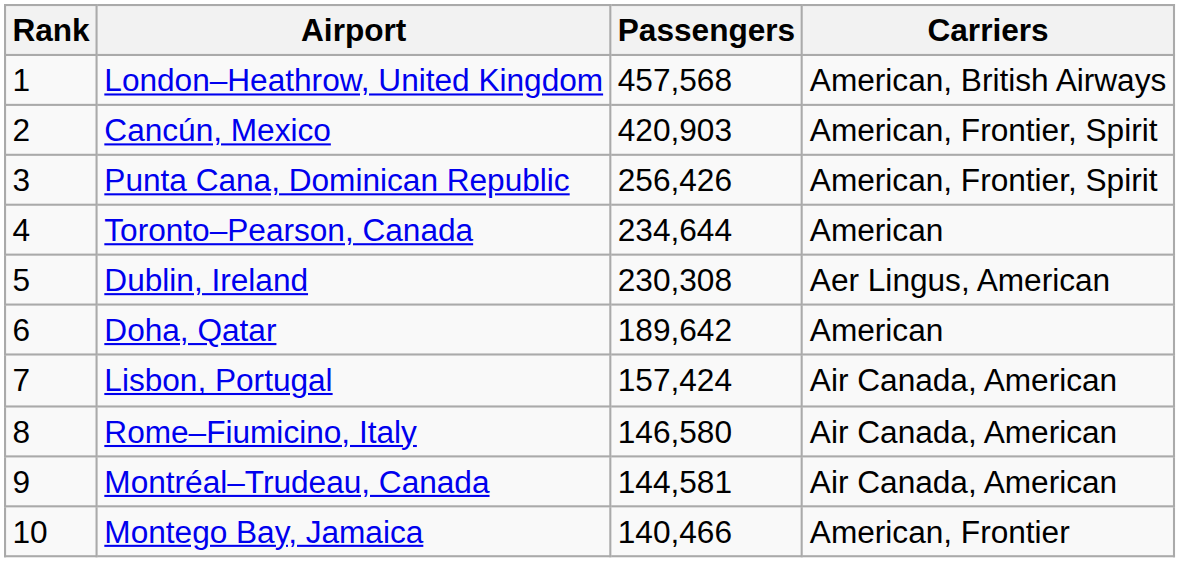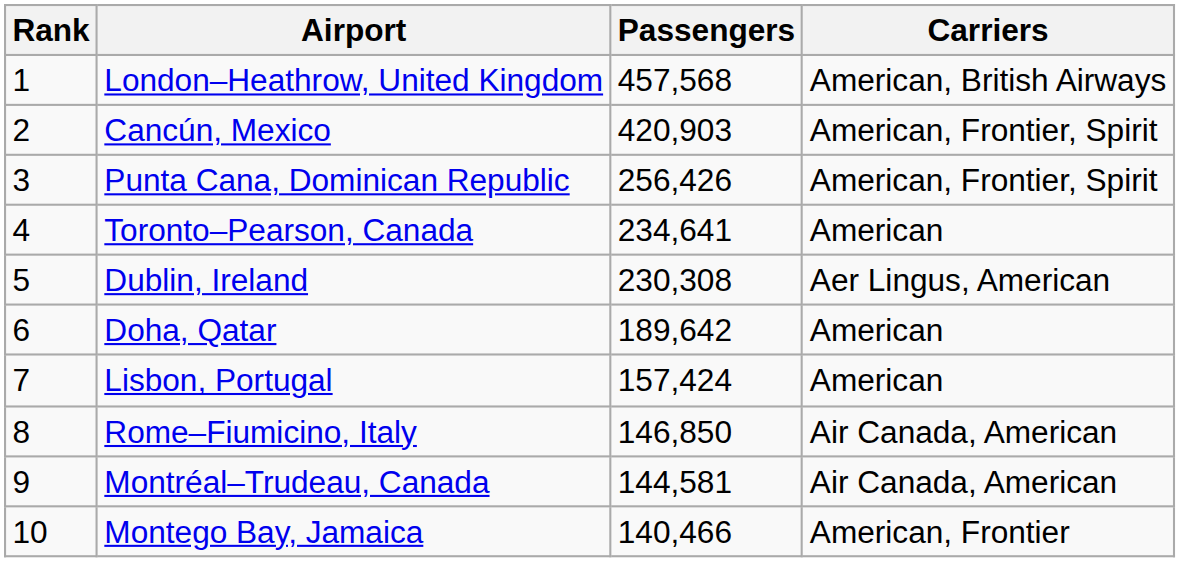(675, 230) 234,644 -> (675, 230) 234,641
(964, 381) Air Canada, American -> (877, 381) American
(675, 431) 146,580 -> (675, 431) 146,850
